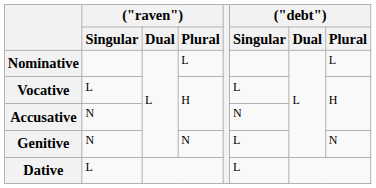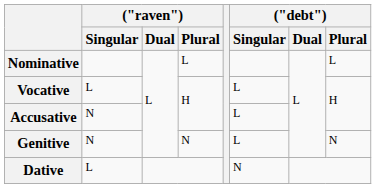(237, 114) N -> (237, 114) L
(237, 167) L -> (237, 167) N
